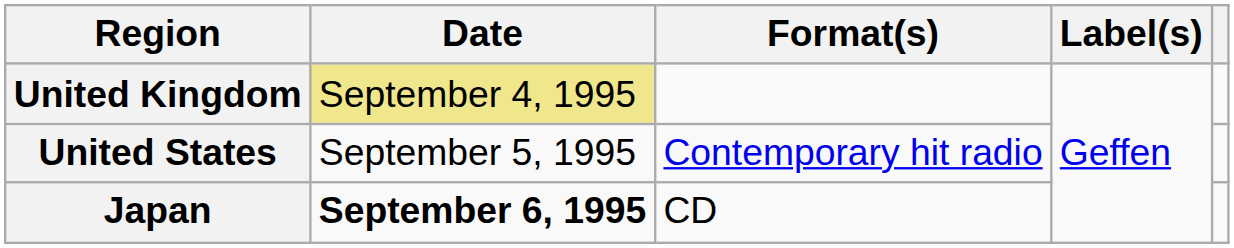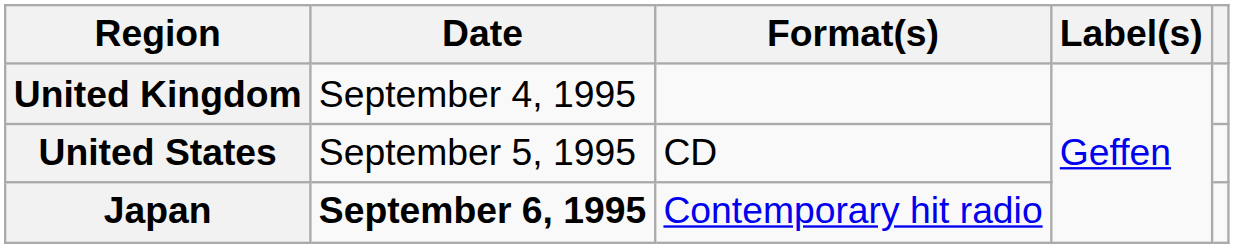(477, 93) khaki background -> (477, 93) no background
(853, 152) Contemporary hit radio -> (690, 152) CD
(690, 211) CD -> (853, 211) Contemporary hit radio
